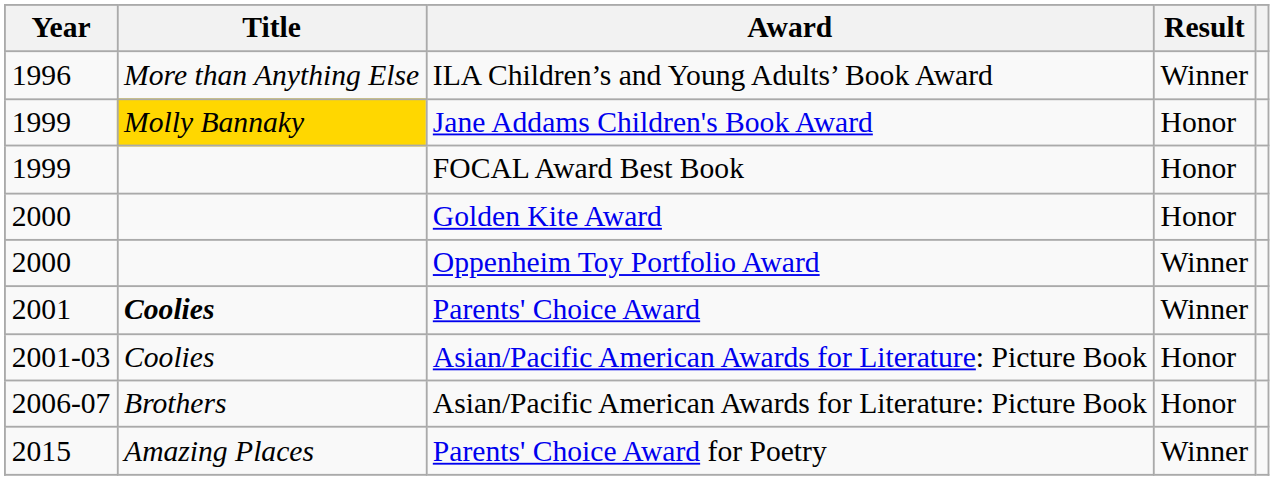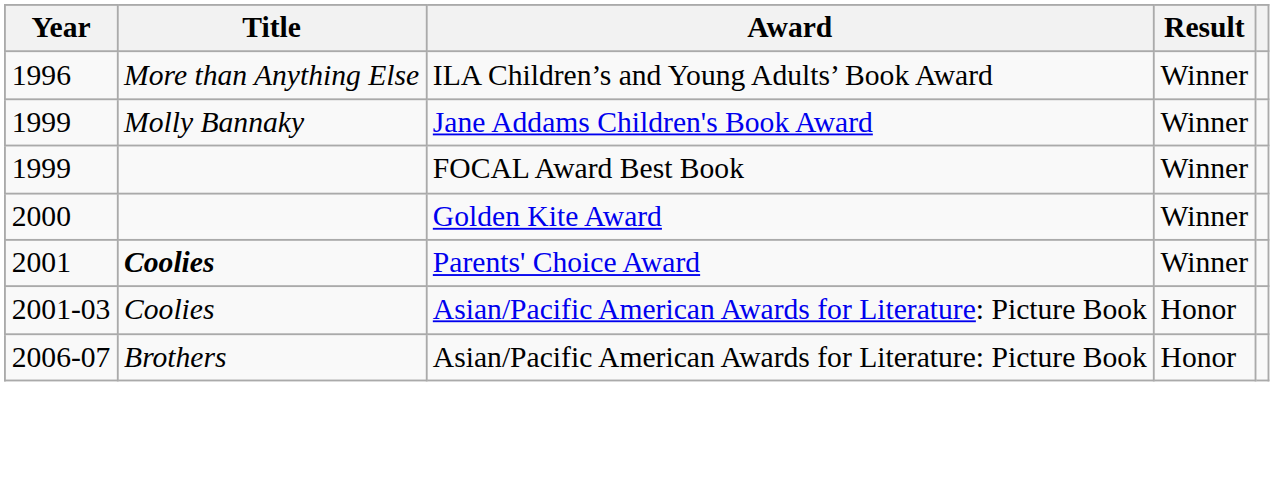(214, 121) gold background -> (214, 121) no background
(1198, 121) Honor -> (1204, 121) Winner
(1198, 168) Honor -> (1204, 168) Winner
(1198, 215) Honor -> (1204, 215) Winner
- row: (41, 262)
- row: (41, 450)
